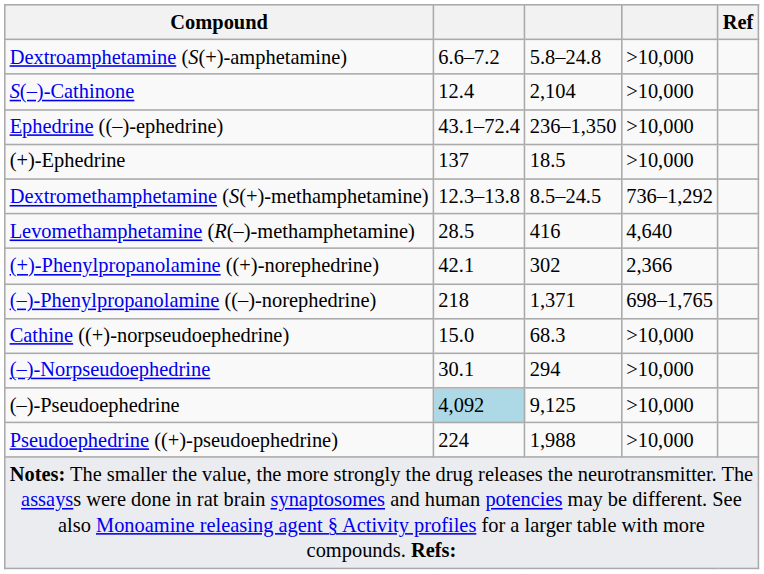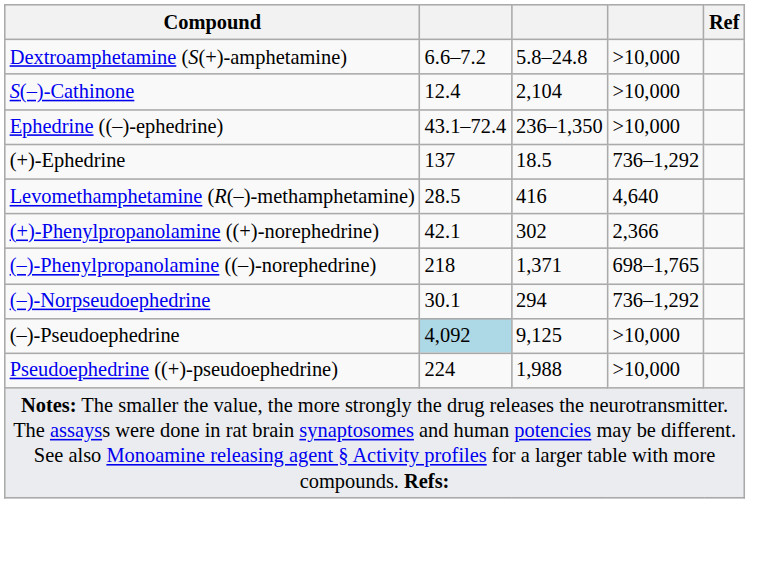(660, 161) >10,000 -> (656, 161) 736–1,292
- row: (219, 196)
- row: (149, 335)
(660, 370) >10,000 -> (656, 300) 736–1,292
